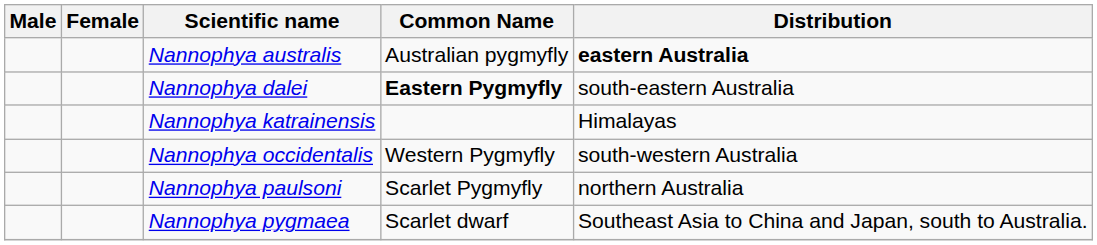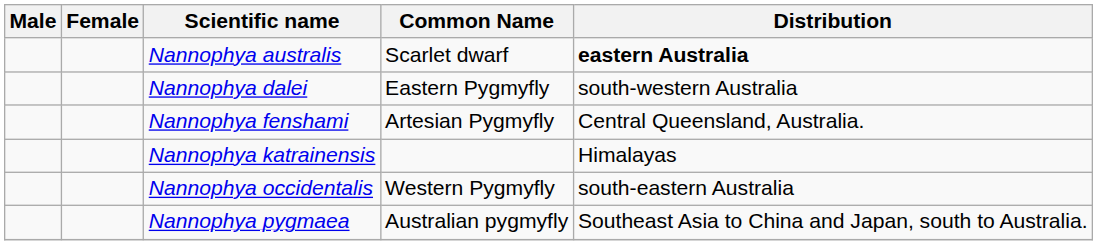(477, 54) Australian pygmyfly -> (447, 54) Scarlet dwarf
(474, 88) bold -> (467, 88) normal
(686, 88) south-eastern Australia -> (688, 88) south-western Australia
+ row: (249, 121)
(688, 155) south-western Australia -> (686, 188) south-eastern Australia
- row: (245, 188)
(447, 222) Scarlet dwarf -> (477, 222) Australian pygmyfly
